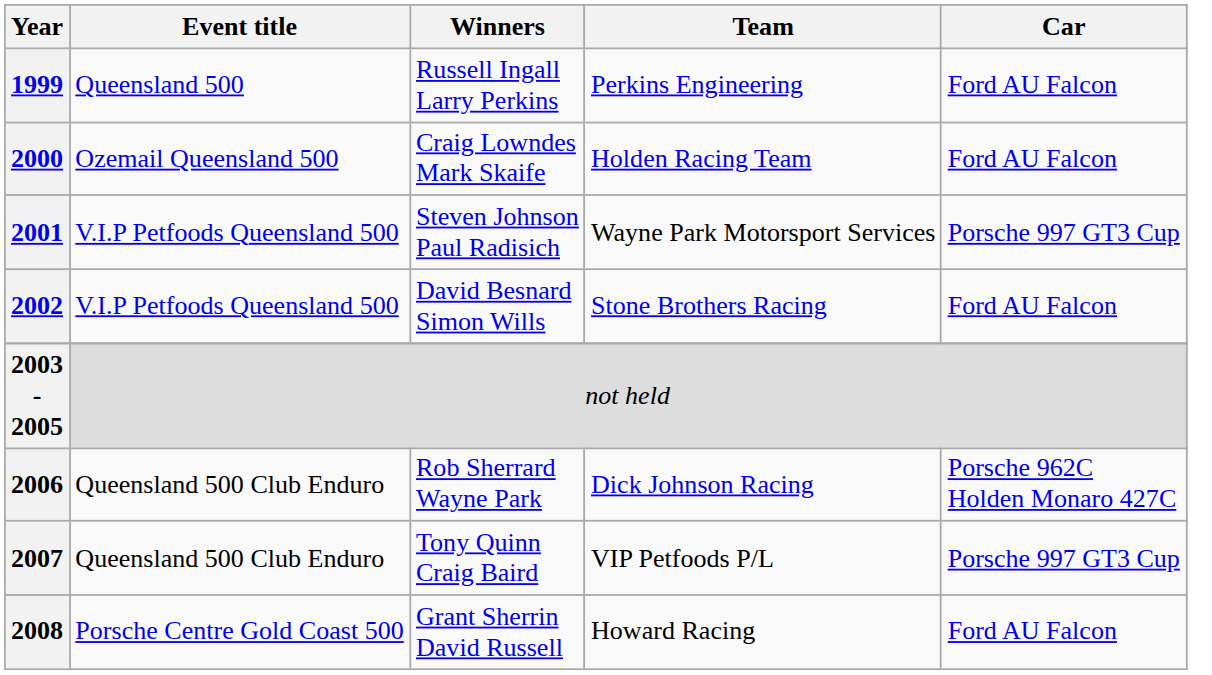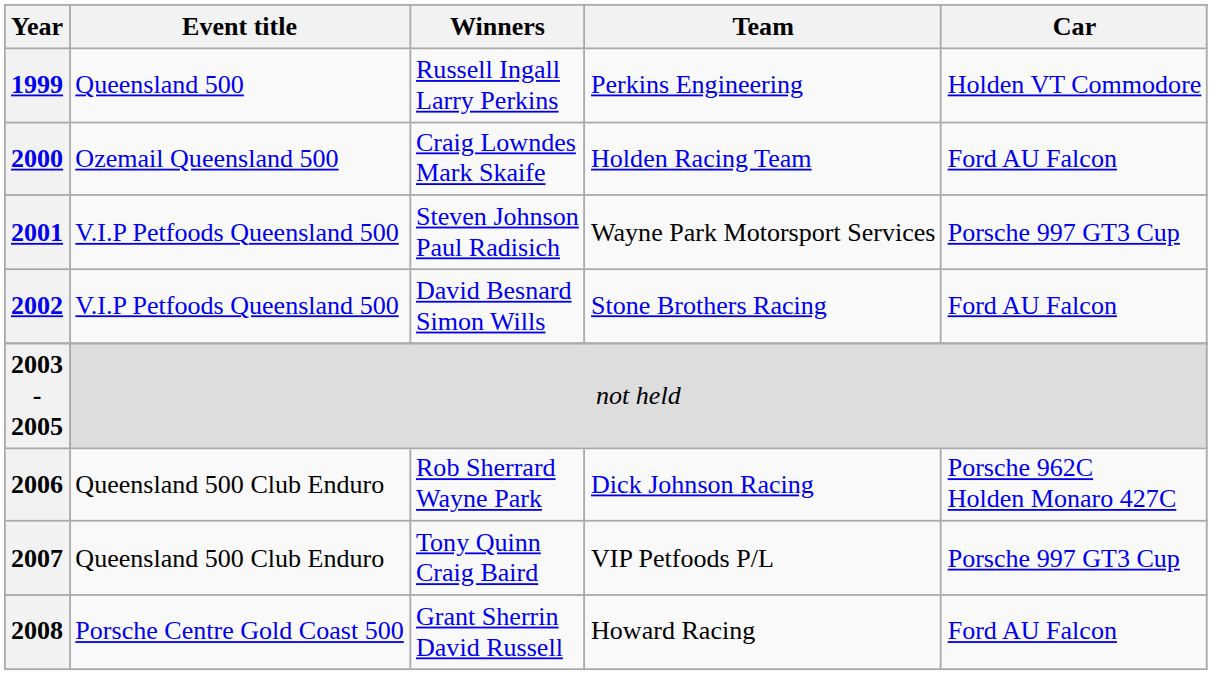(1032, 84) Ford AU Falcon -> (1075, 84) Holden VT Commodore
